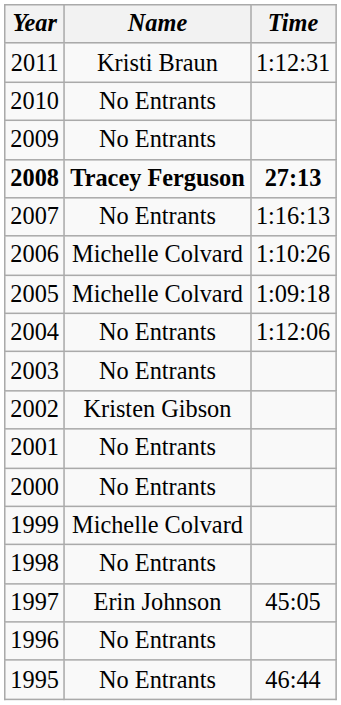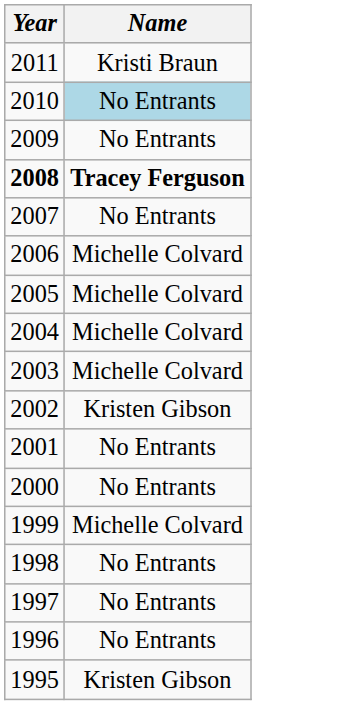- column: (293, 23)
(157, 100) no background -> (157, 100) lightblue background
(157, 332) No Entrants -> (157, 332) Michelle Colvard
(157, 370) No Entrants -> (157, 370) Michelle Colvard
(157, 602) Erin Johnson -> (157, 602) No Entrants
(157, 679) No Entrants -> (157, 679) Kristen Gibson
